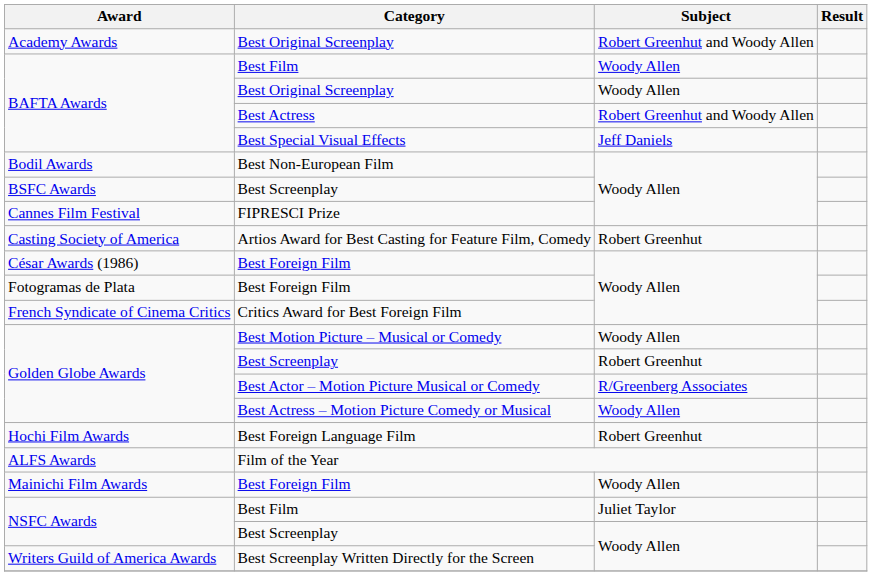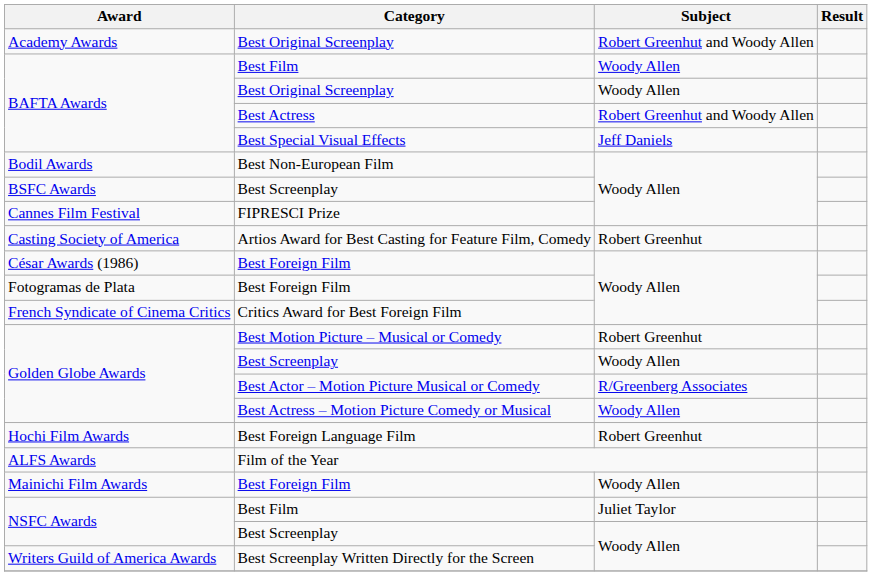(639, 336) Woody Allen -> (650, 336) Robert Greenhut
(650, 361) Robert Greenhut -> (639, 361) Woody Allen
